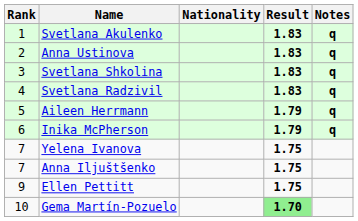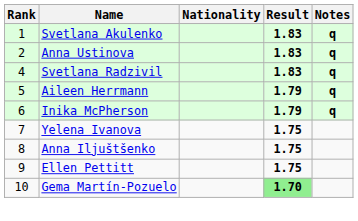- row: (102, 72)
(22, 168) 7 -> (22, 149) 8
